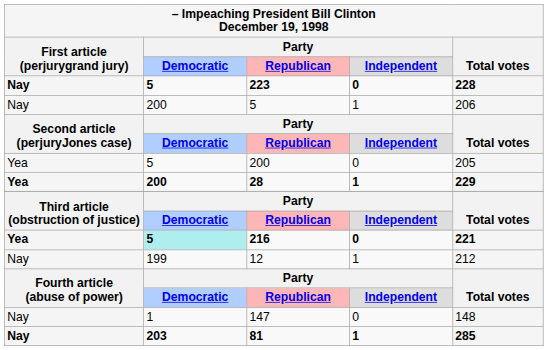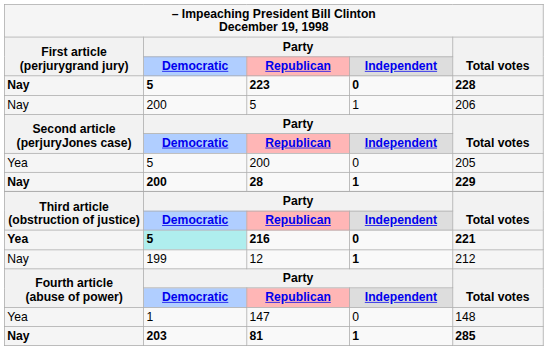(18, 182) Yea -> (18, 182) Nay
(356, 259) normal -> (356, 259) bold
(18, 317) Nay -> (17, 317) Yea
